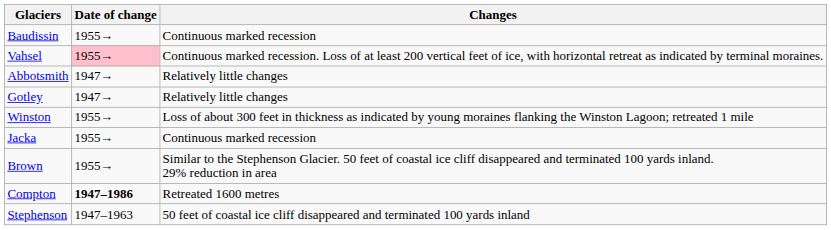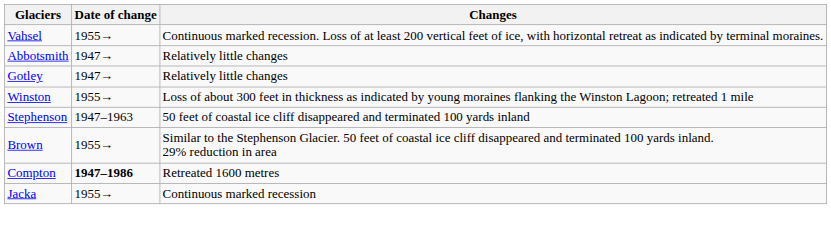- row: (33, 35)
(94, 55) pink background -> (94, 35) no background
rows swapped: (37, 214) <-> (22, 138)
